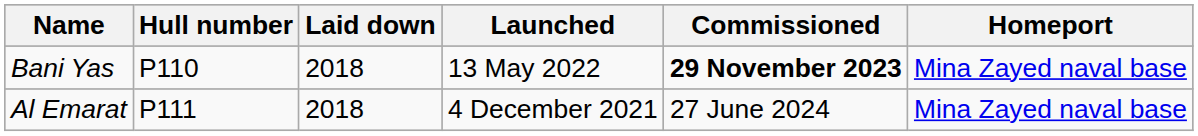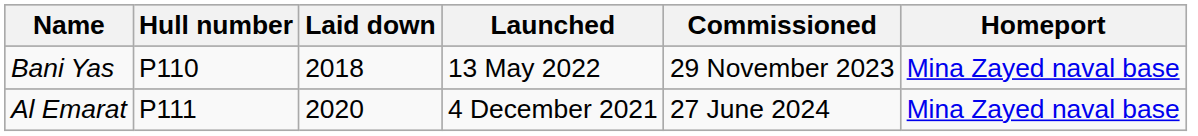(786, 67) bold -> (782, 67) normal
(335, 109) 2018 -> (335, 109) 2020
